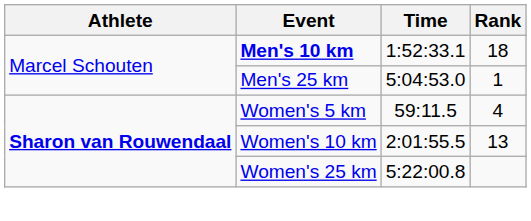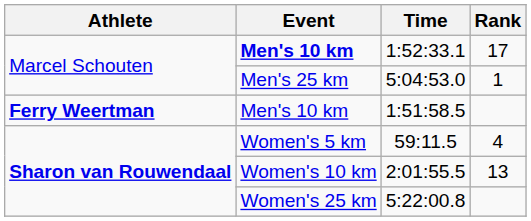(498, 50) 18 -> (498, 50) 17
+ row: (426, 111)
